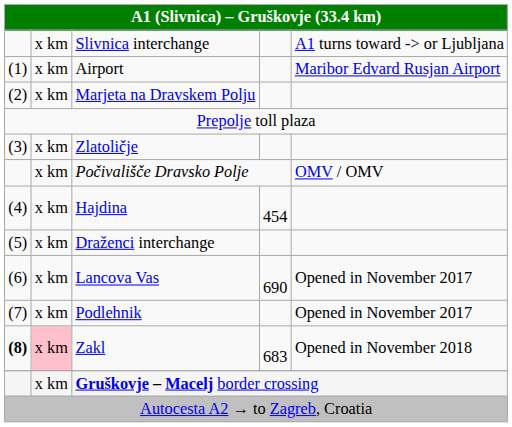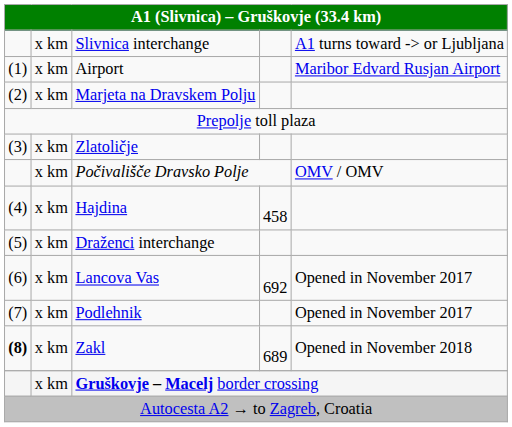(275, 216) 454 -> (275, 216) 458
(275, 287) 690 -> (275, 287) 692
(51, 348) pink background -> (51, 348) no background
(275, 357) 683 -> (275, 357) 689
